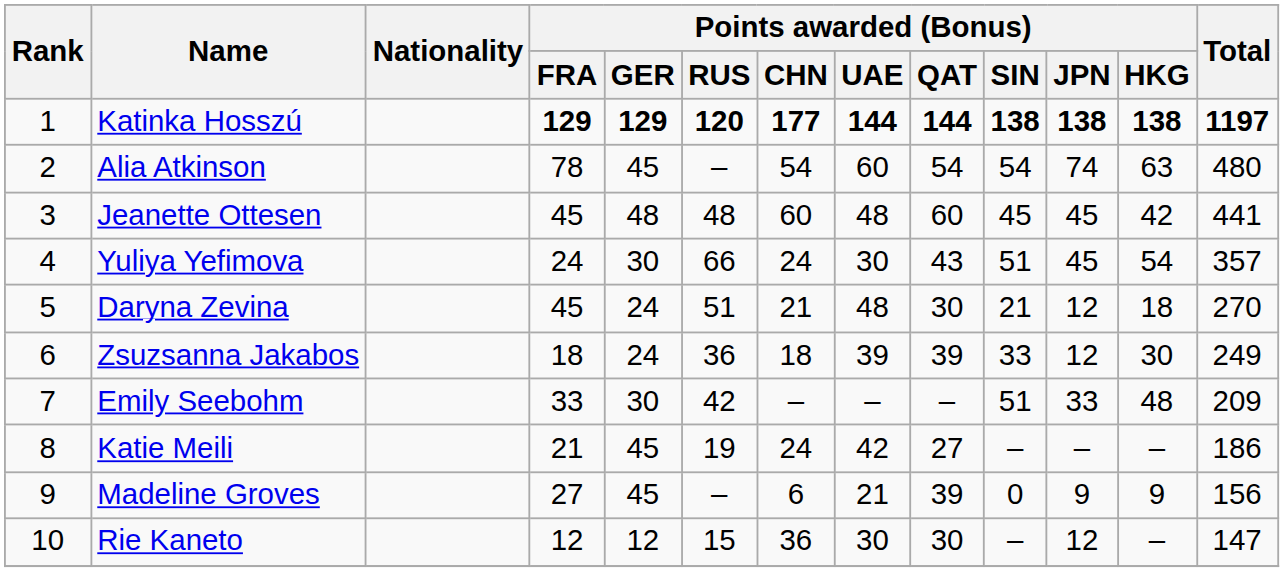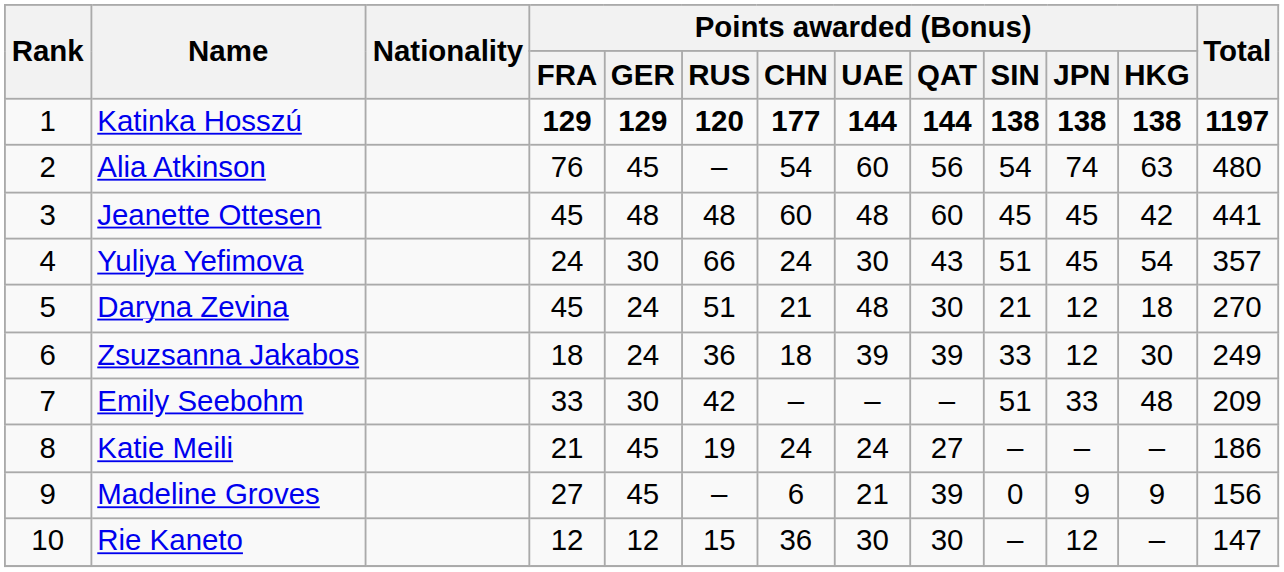(567, 167) 78 -> (567, 167) 76
(947, 167) 54 -> (947, 167) 56
(872, 448) 42 -> (872, 448) 24
